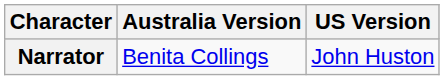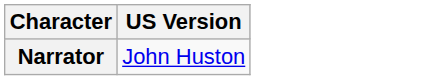- column: (212, 21)
